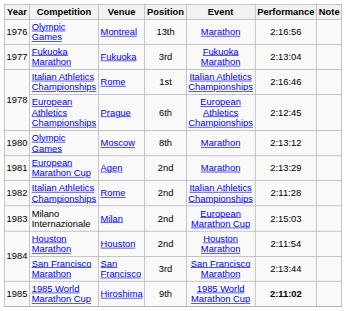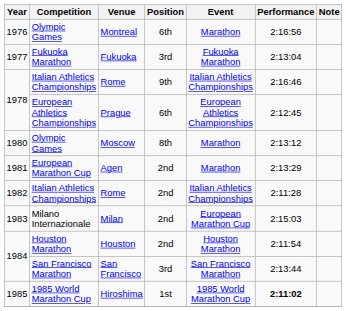(166, 32) 13th -> (166, 32) 6th
(166, 82) 1st -> (166, 82) 9th
(166, 294) 9th -> (166, 294) 1st
